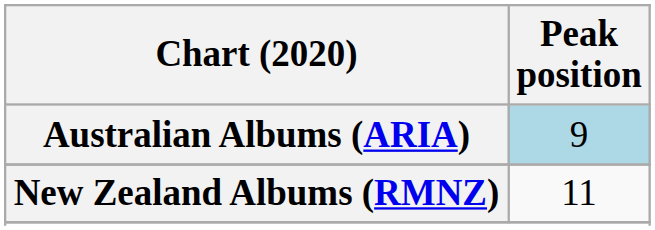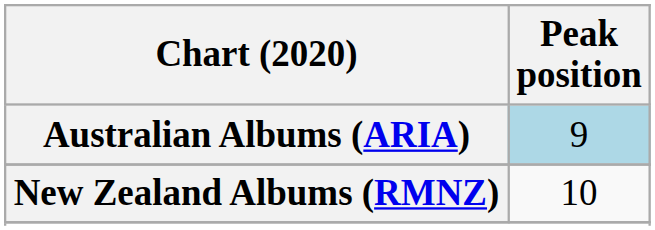(579, 192) 11 -> (579, 192) 10
